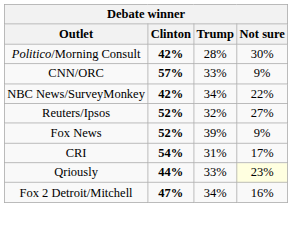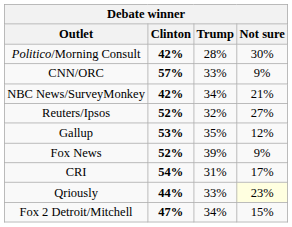(262, 93) 22% -> (262, 93) 21%
+ row: (76, 133)
(262, 192) 16% -> (262, 212) 15%
